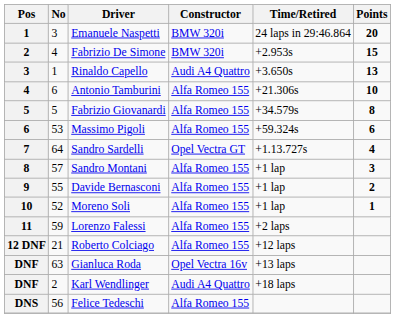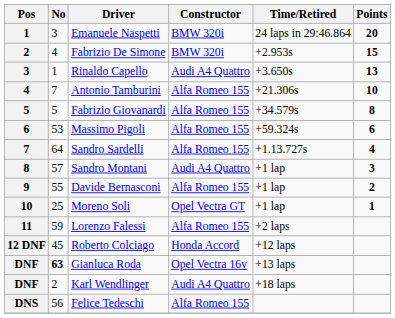(54, 90) 6 -> (54, 90) 7
(208, 148) Opel Vectra GT -> (210, 148) Alfa Romeo 155
(210, 168) Alfa Romeo 155 -> (211, 168) Audi A4 Quattro
(57, 206) 52 -> (57, 206) 25
(210, 206) Alfa Romeo 155 -> (208, 206) Opel Vectra GT
(57, 245) 21 -> (57, 245) 45
(210, 245) Alfa Romeo 155 -> (205, 245) Honda Accord
(57, 264) normal -> (57, 264) bold
